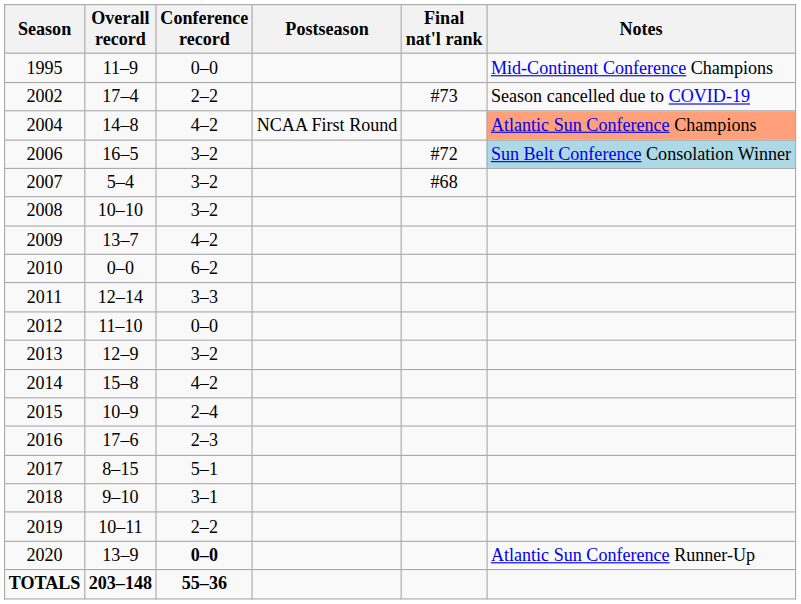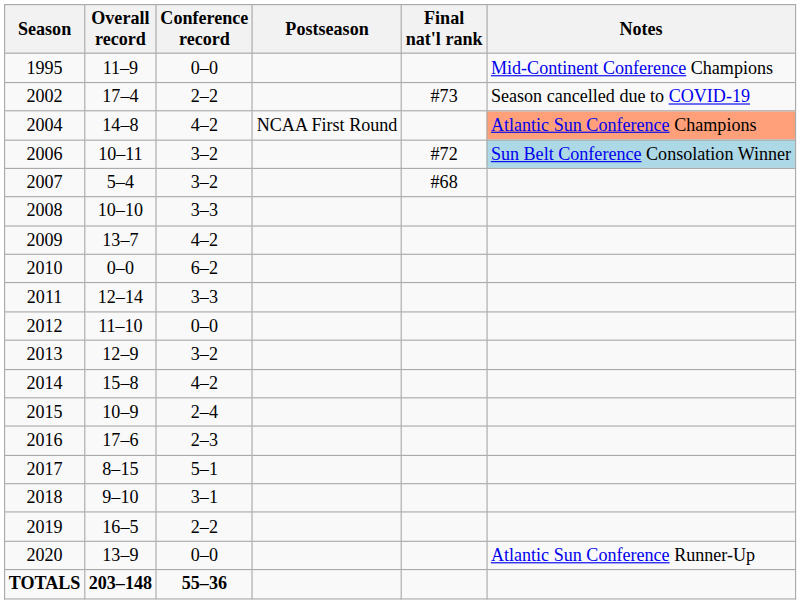(120, 153) 16–5 -> (120, 153) 10–11
(204, 211) 3–2 -> (204, 211) 3–3
(120, 526) 10–11 -> (120, 526) 16–5
(204, 555) bold -> (204, 555) normal
